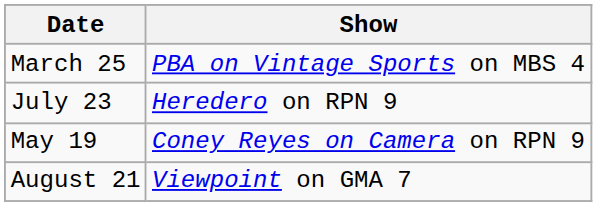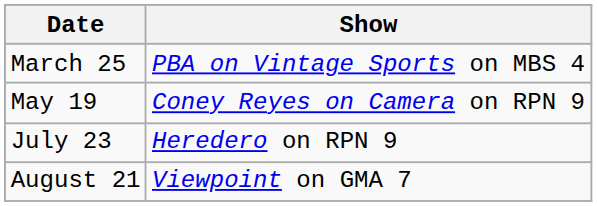rows swapped: (54, 142) <-> (61, 103)
